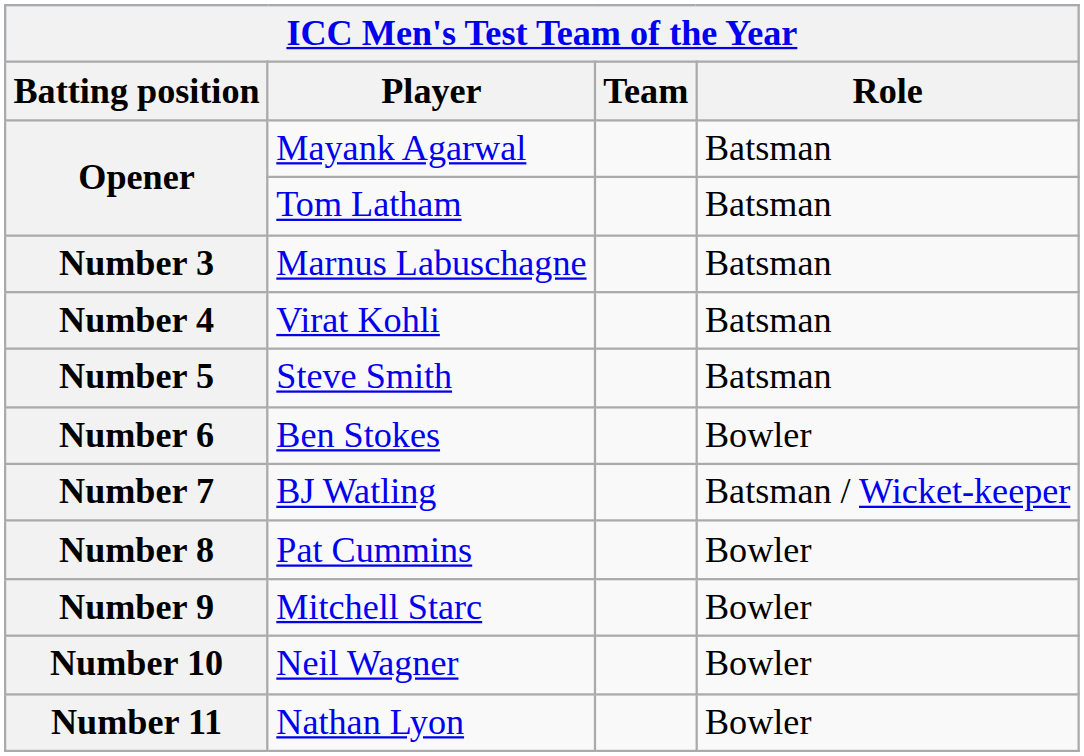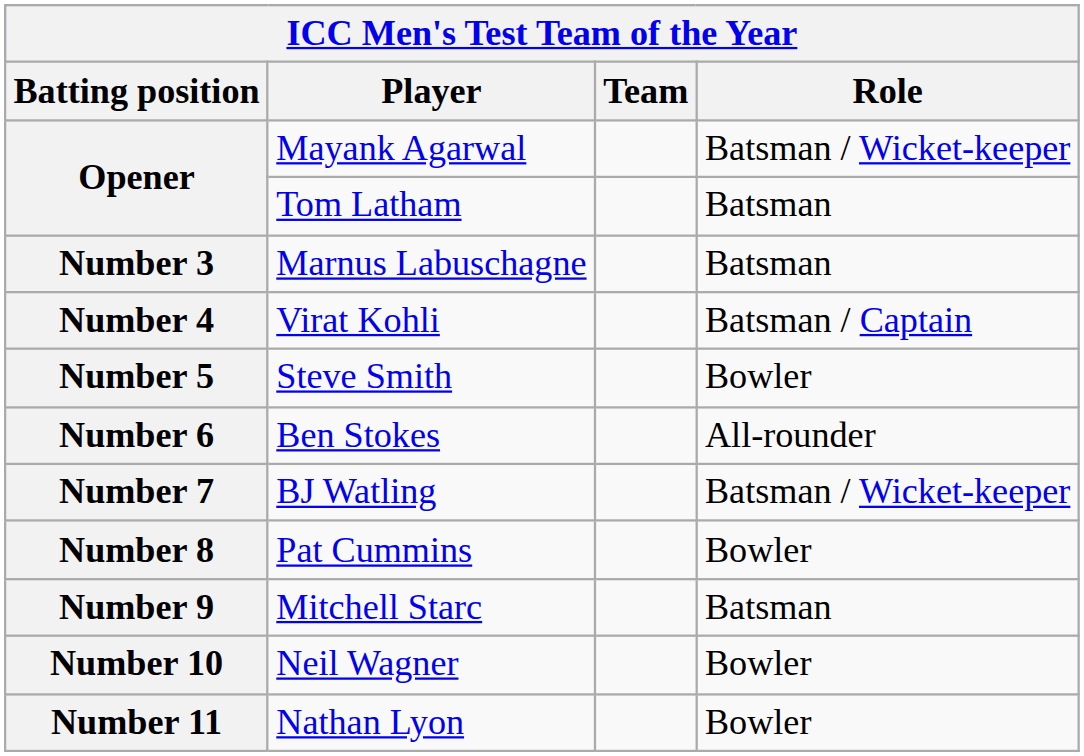(768, 147) Batsman -> (888, 147) Batsman / Wicket-keeper
(768, 319) Batsman -> (839, 319) Batsman / Captain
(768, 377) Batsman -> (758, 377) Bowler
(758, 434) Bowler -> (790, 434) All-rounder
(758, 606) Bowler -> (768, 606) Batsman
